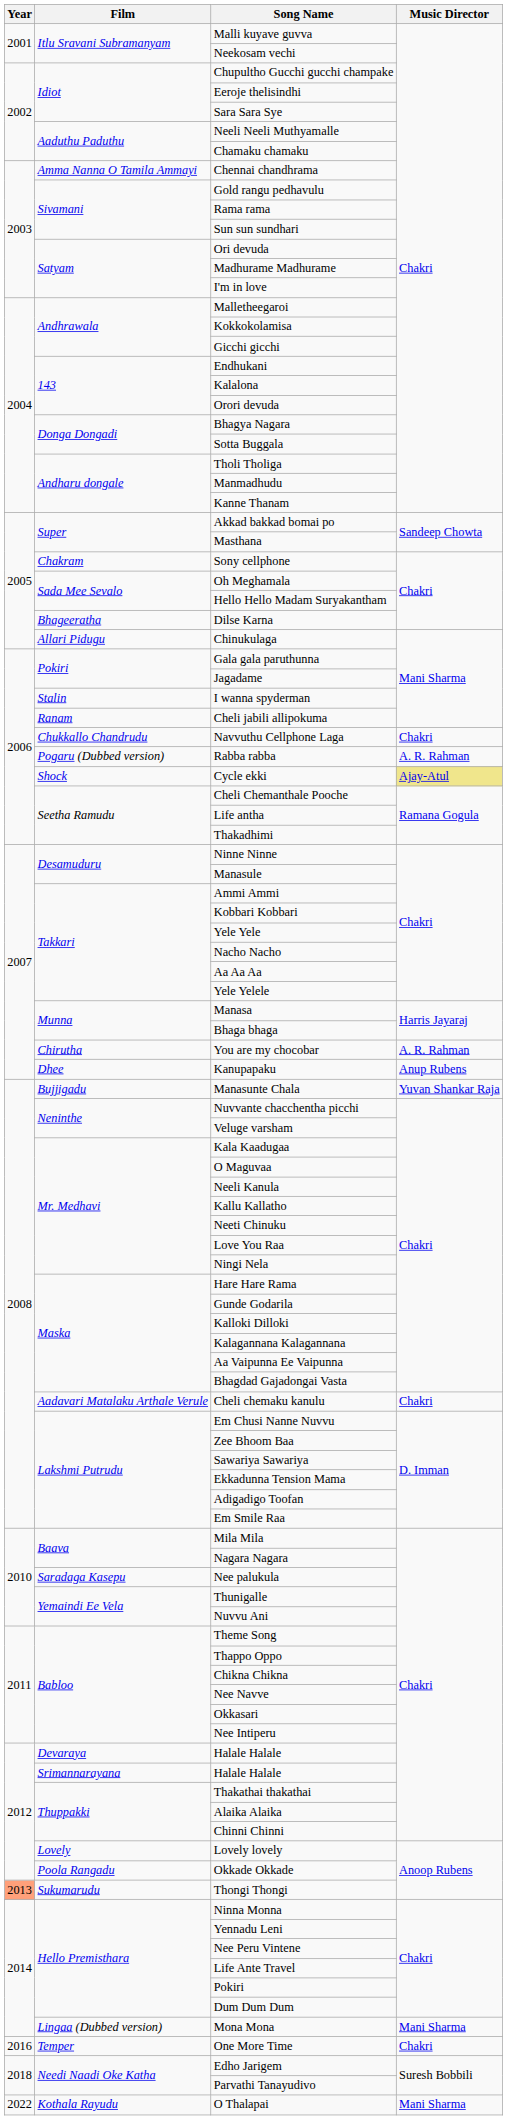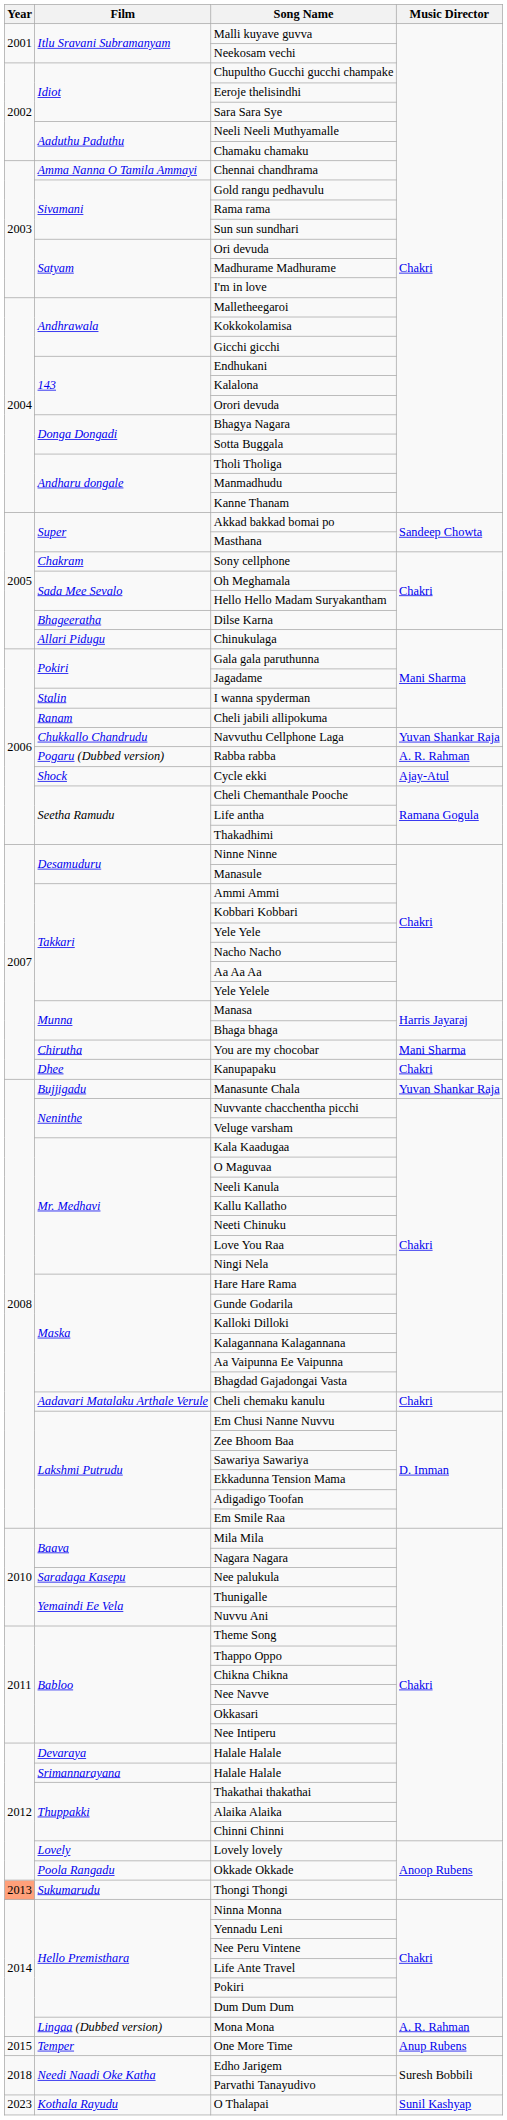(416, 737) Chakri -> (449, 737) Yuvan Shankar Raja
(424, 776) khaki background -> (424, 776) no background
(434, 1049) A. R. Rahman -> (432, 1049) Mani Sharma
(433, 1069) Anup Rubens -> (416, 1069) Chakri
(432, 2026) Mani Sharma -> (434, 2026) A. R. Rahman
(20, 2046) 2016 -> (20, 2046) 2015
(416, 2046) Chakri -> (433, 2046) Anup Rubens
(20, 2104) 2022 -> (20, 2104) 2023
(432, 2104) Mani Sharma -> (435, 2104) Sunil Kashyap
